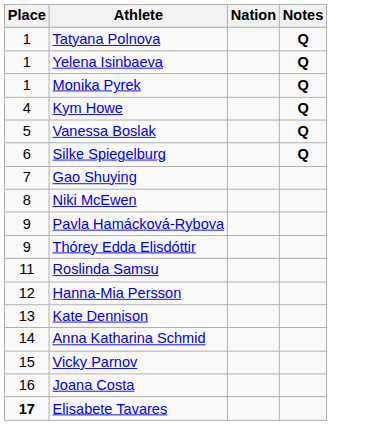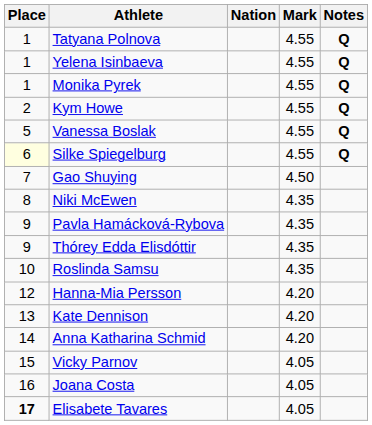+ column: (300, 16)
(27, 108) 4 -> (27, 108) 2
(27, 154) no background -> (27, 154) lightyellow background
(27, 270) 11 -> (27, 270) 10
